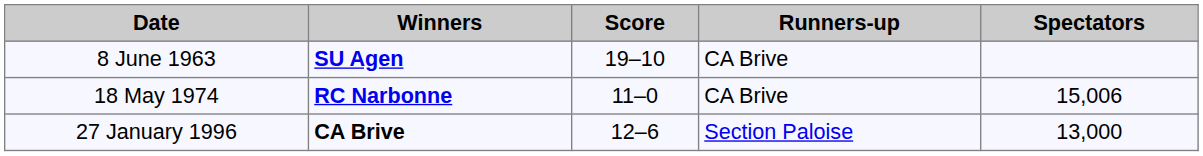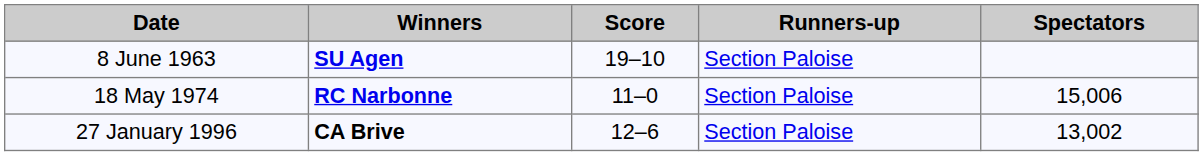(746, 59) CA Brive -> (779, 59) Section Paloise
(746, 95) CA Brive -> (779, 95) Section Paloise
(1089, 132) 13,000 -> (1089, 132) 13,002
